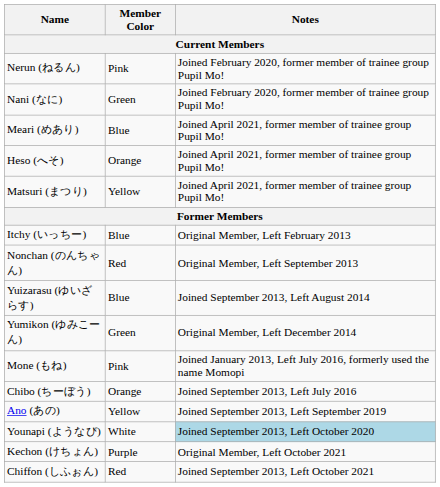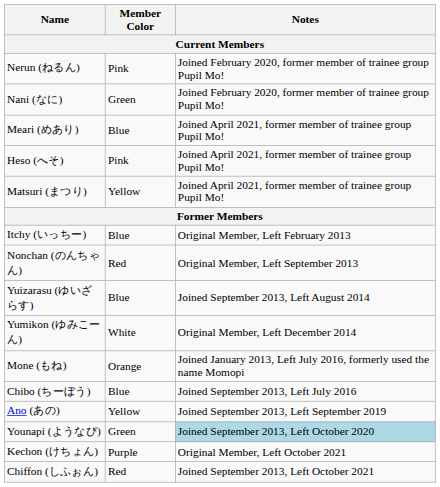(125, 161) Orange -> (118, 161) Pink
(122, 333) Green -> (122, 333) White
(118, 366) Pink -> (125, 366) Orange
(125, 391) Orange -> (119, 391) Blue
(122, 431) White -> (122, 431) Green
